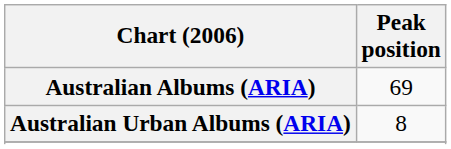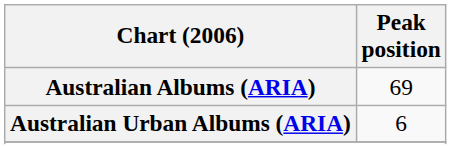(401, 123) 8 -> (401, 123) 6
